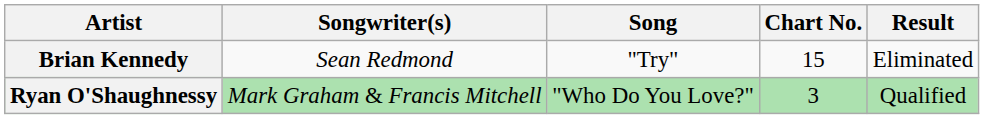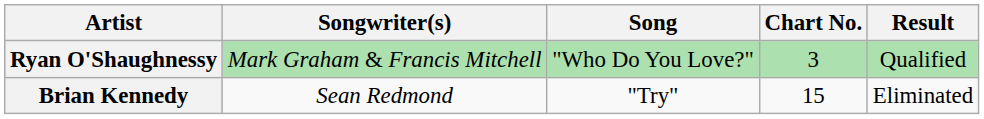rows swapped: (114, 58) <-> (114, 95)
